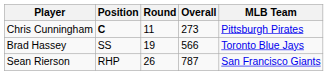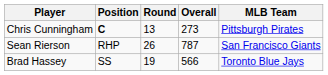(149, 29) 11 -> (149, 29) 13
rows swapped: (36, 45) <-> (38, 62)
